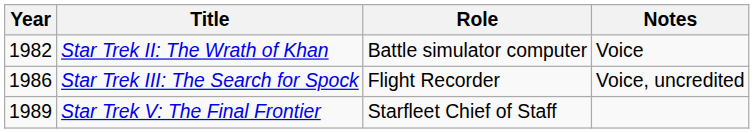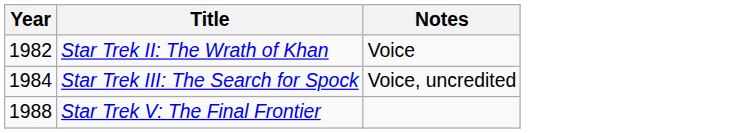- column: (477, 19)
(31, 81) 1986 -> (31, 81) 1984
(31, 111) 1989 -> (31, 111) 1988
